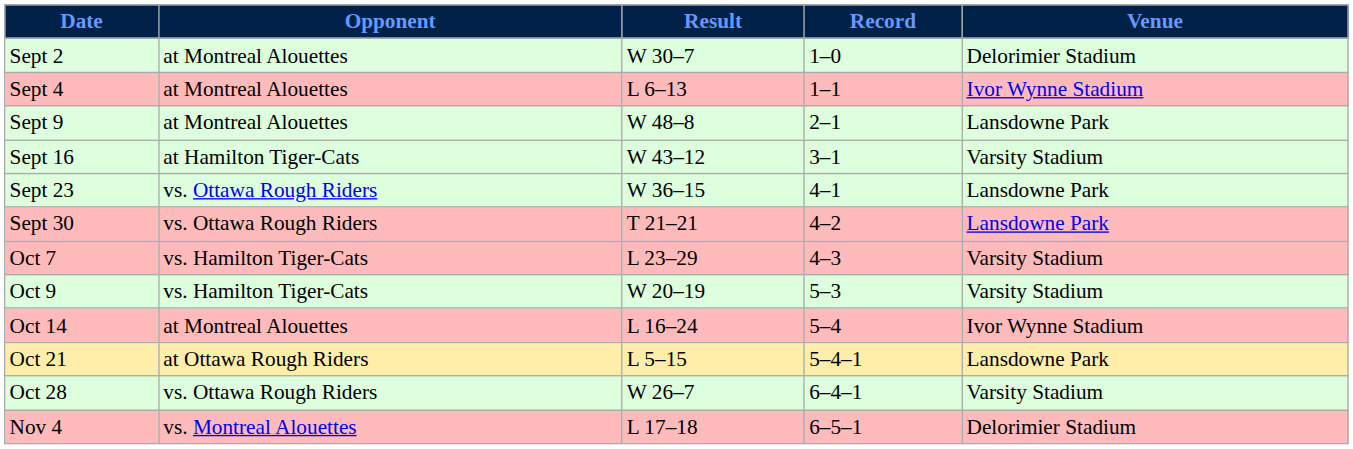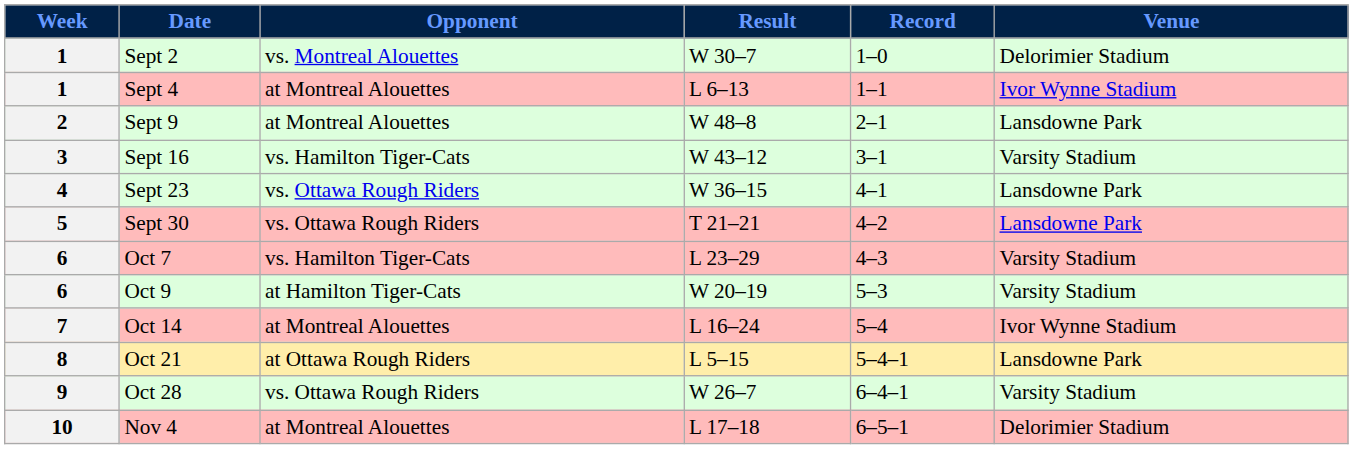+ column: (62, 21)
(256, 55) at Montreal Alouettes -> (362, 55) vs. Montreal Alouettes
(261, 156) at Hamilton Tiger-Cats -> (367, 156) vs. Hamilton Tiger-Cats
(266, 291) vs. Hamilton Tiger-Cats -> (363, 291) at Hamilton Tiger-Cats
(260, 426) vs. Montreal Alouettes -> (357, 426) at Montreal Alouettes
